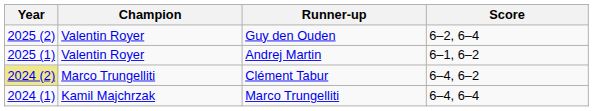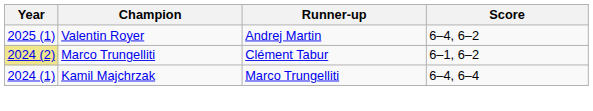- row: (290, 35)
(454, 55) 6–1, 6–2 -> (454, 35) 6–4, 6–2
(454, 76) 6–4, 6–2 -> (454, 55) 6–1, 6–2
